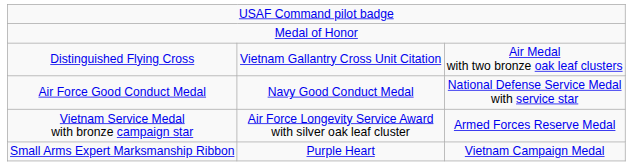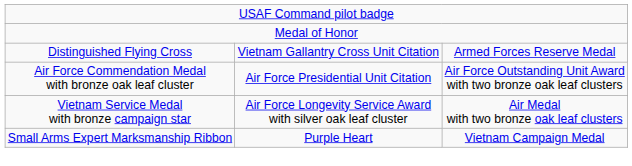(535, 59) Air Medal with two bronze oak leaf clusters -> (535, 52) Armed Forces Reserve Medal
+ row: (120, 78)
- row: (122, 92)
(535, 125) Armed Forces Reserve Medal -> (535, 111) Air Medal with two bronze oak leaf clusters
